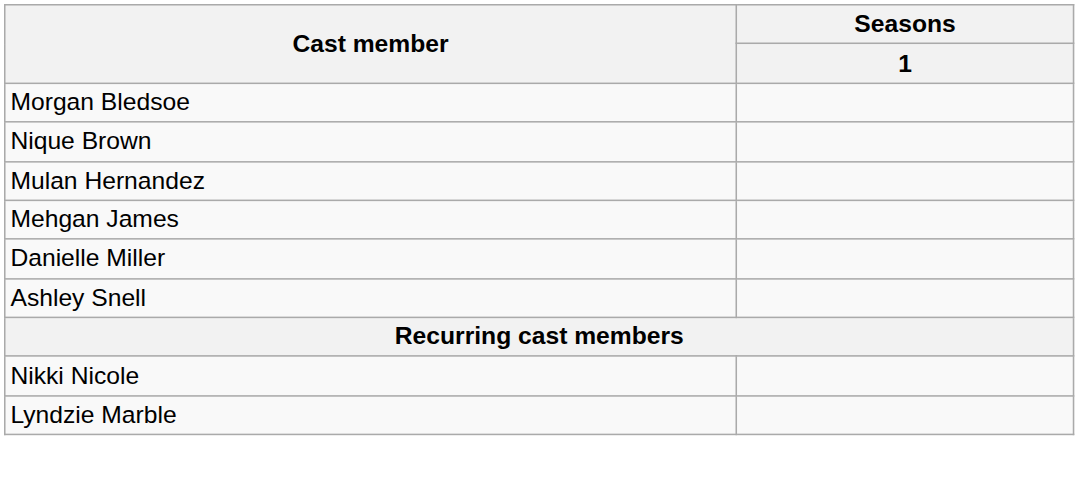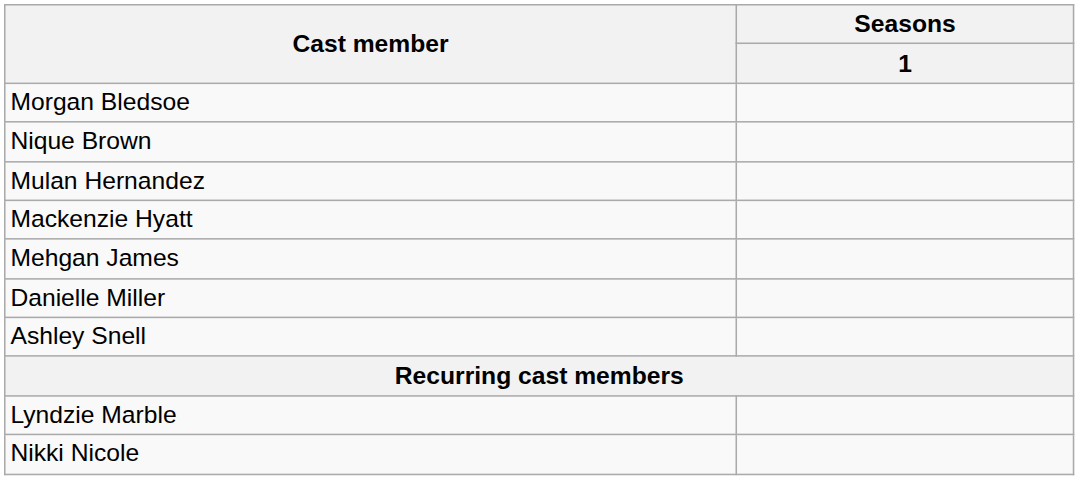+ row: (102, 219)
rows swapped: (94, 414) <-> (75, 375)
